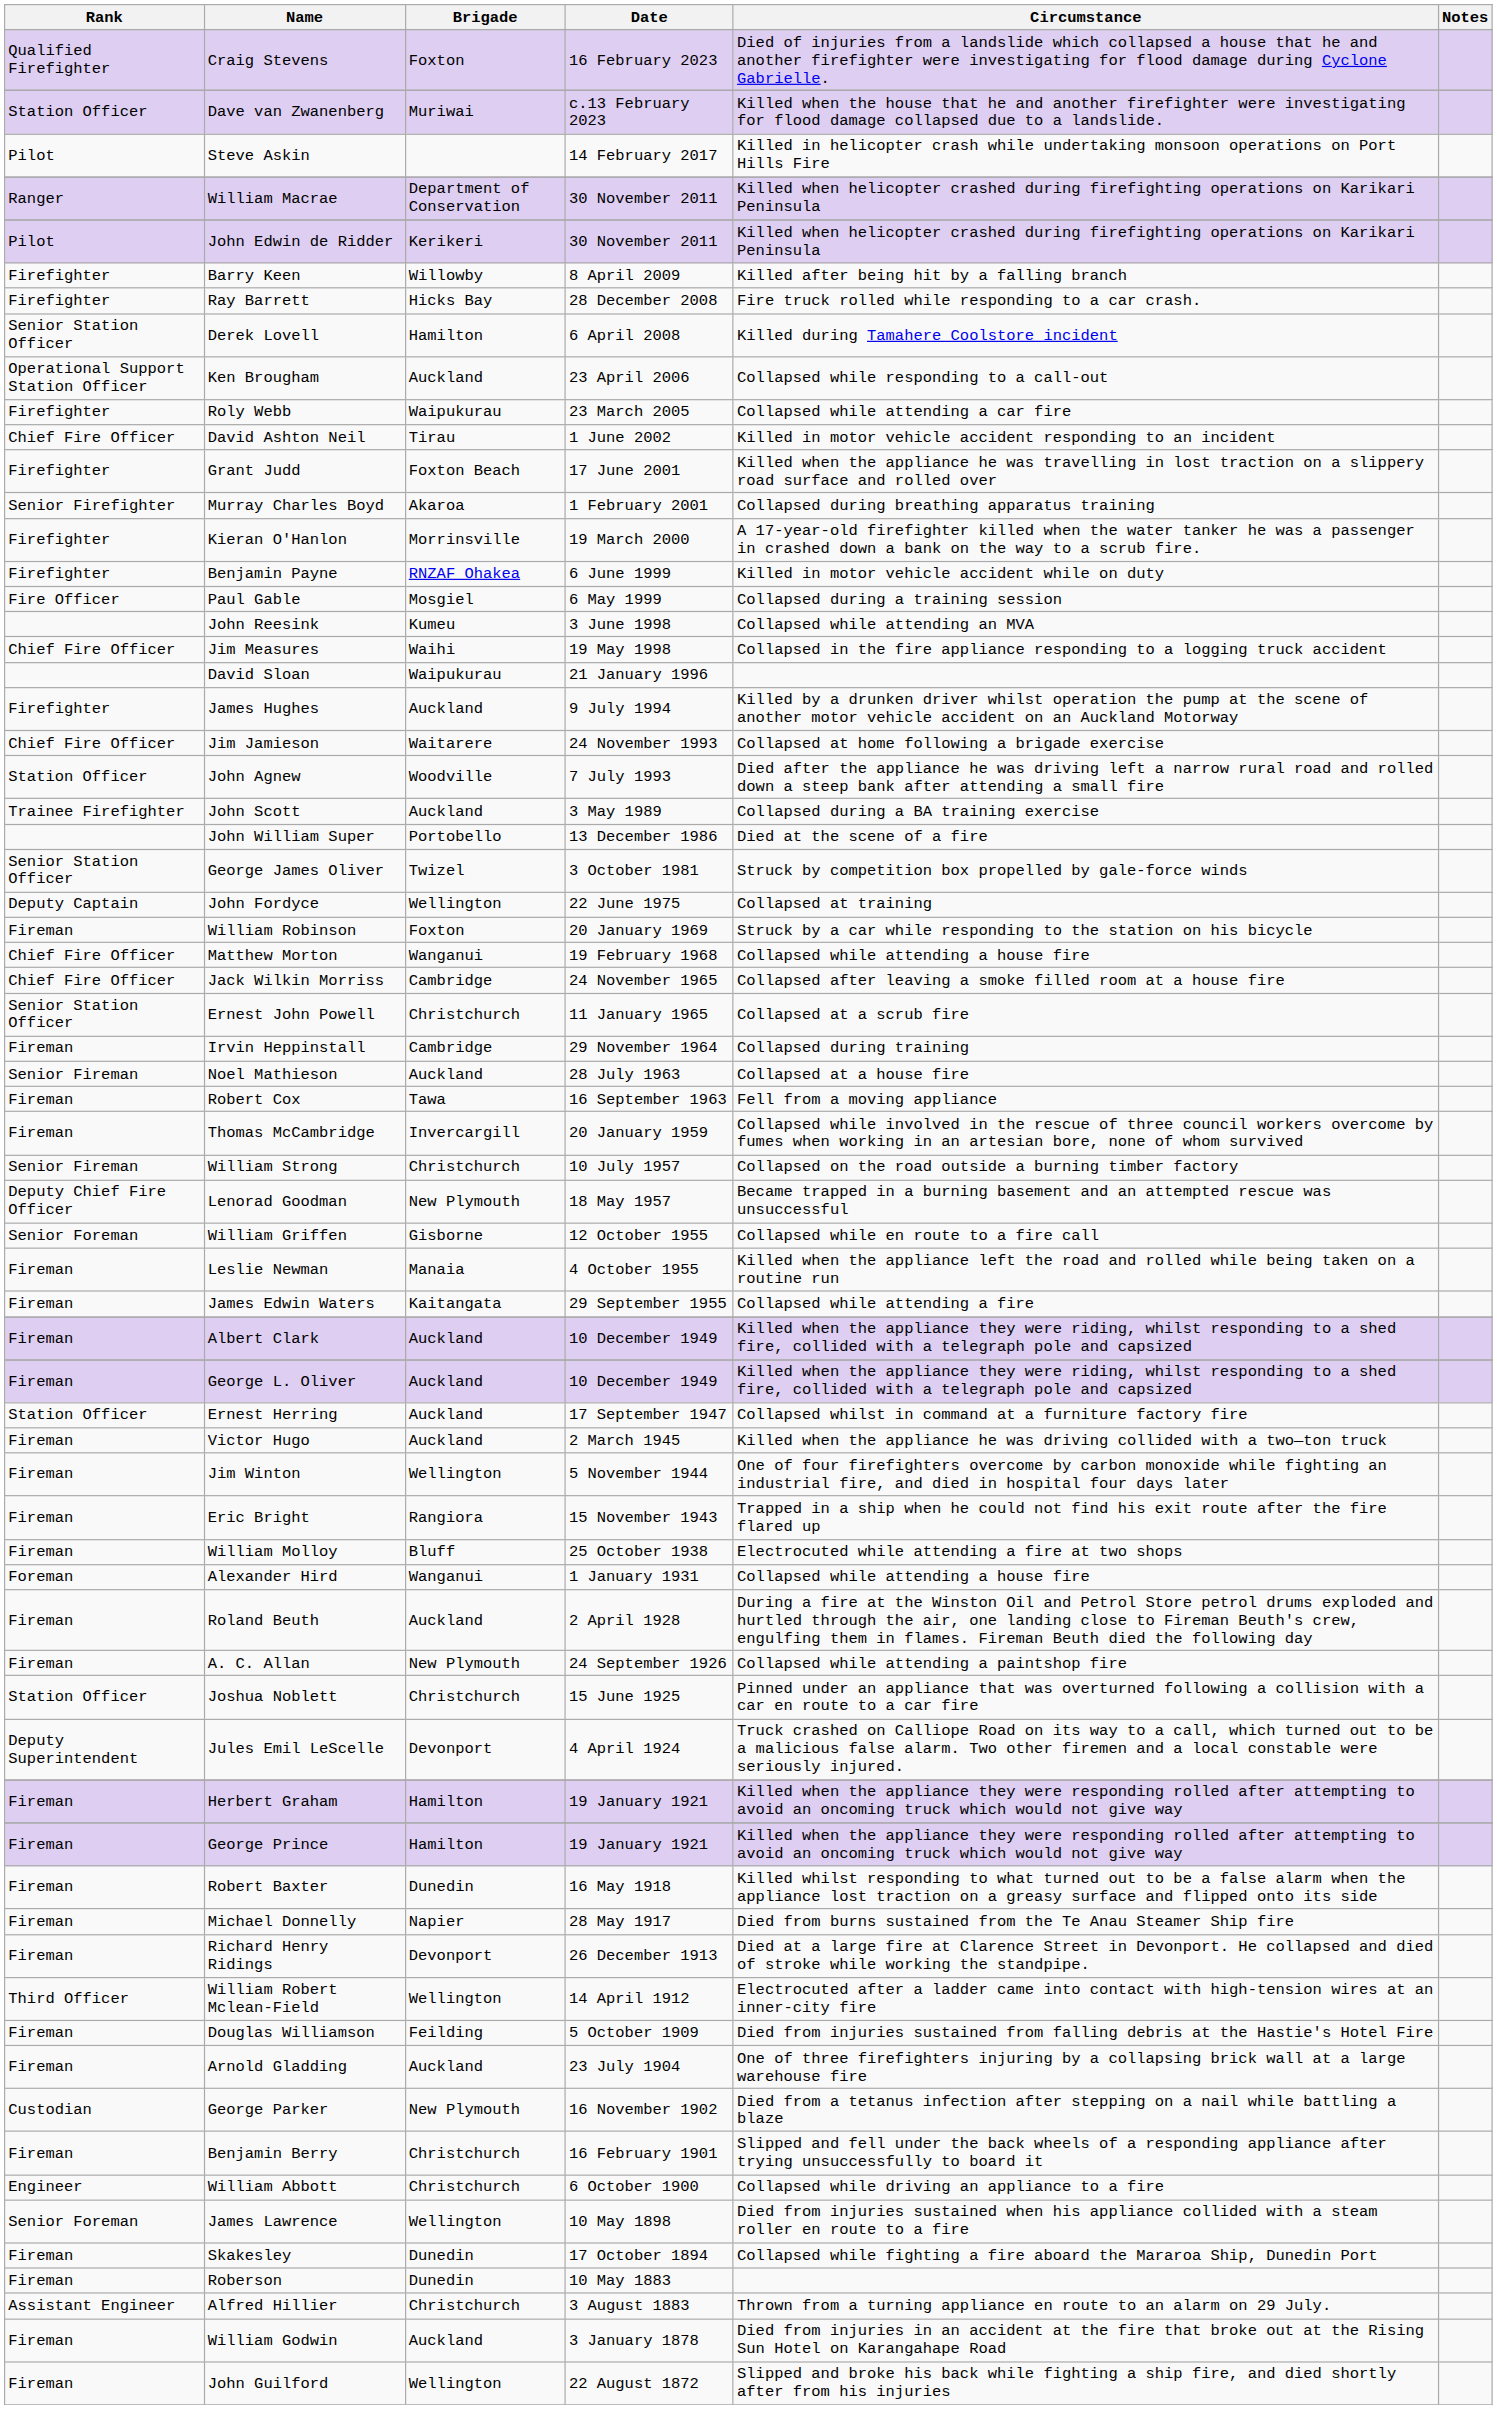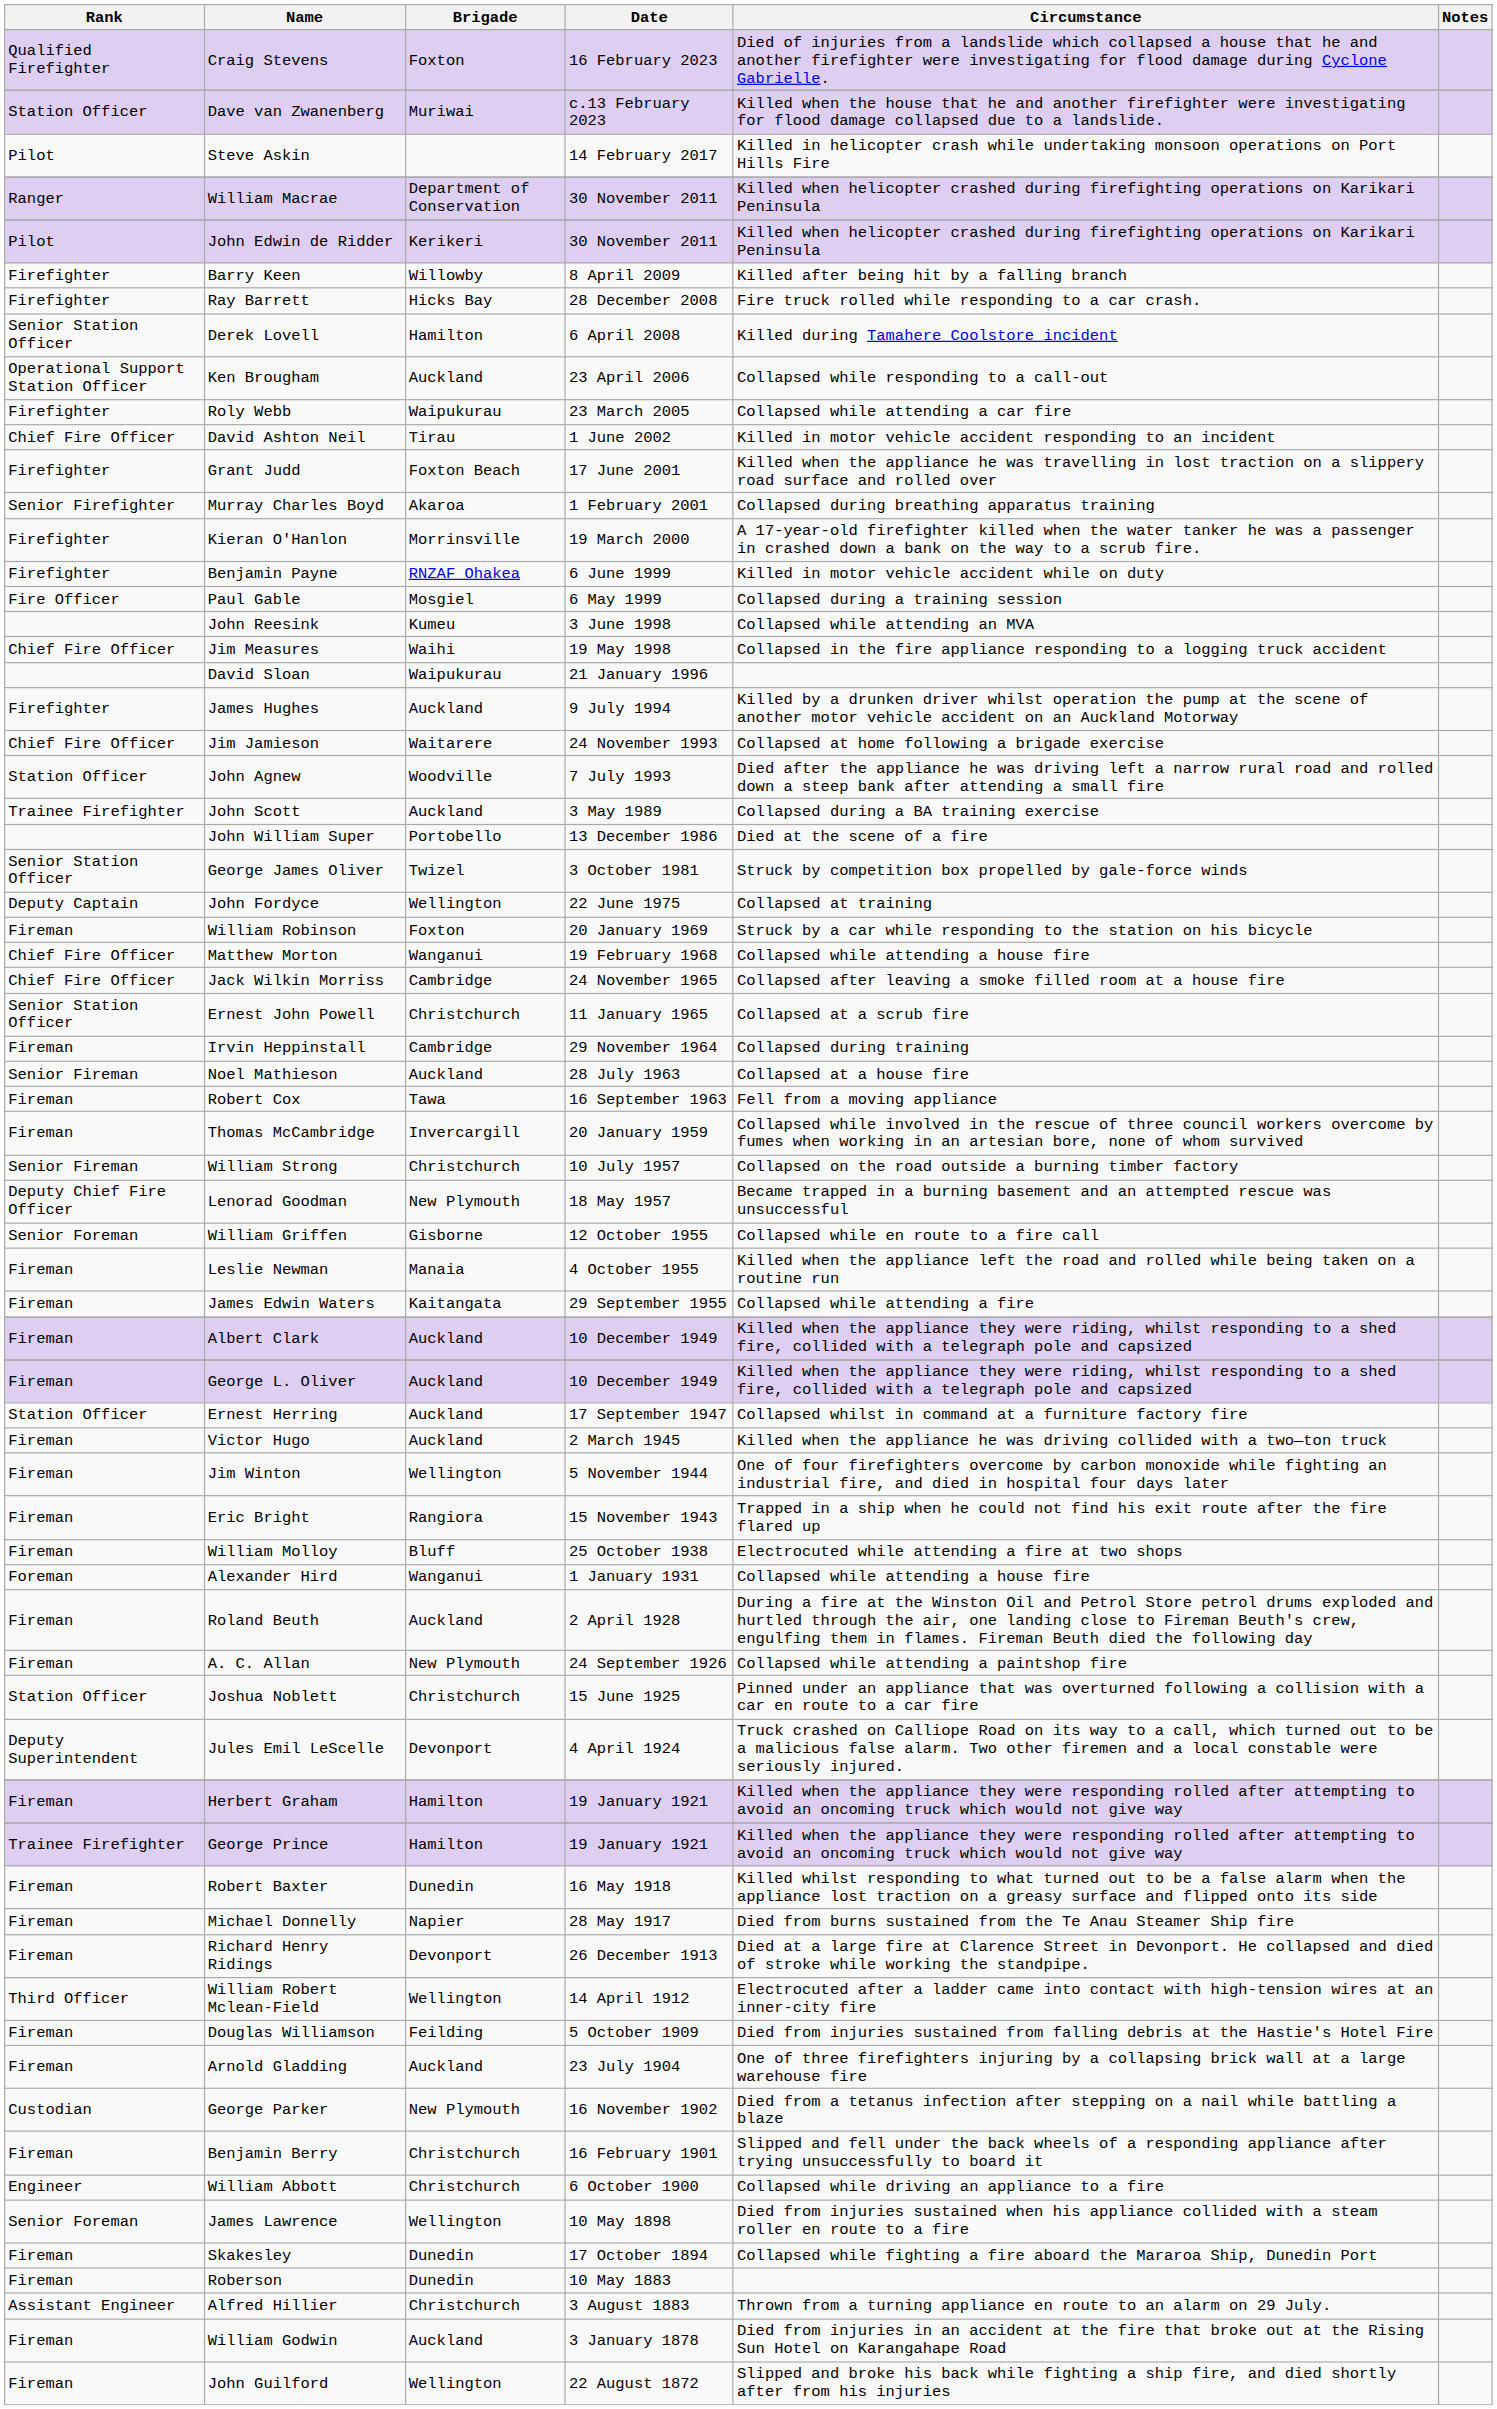(41, 1844) Fireman -> (96, 1844) Trainee Firefighter
